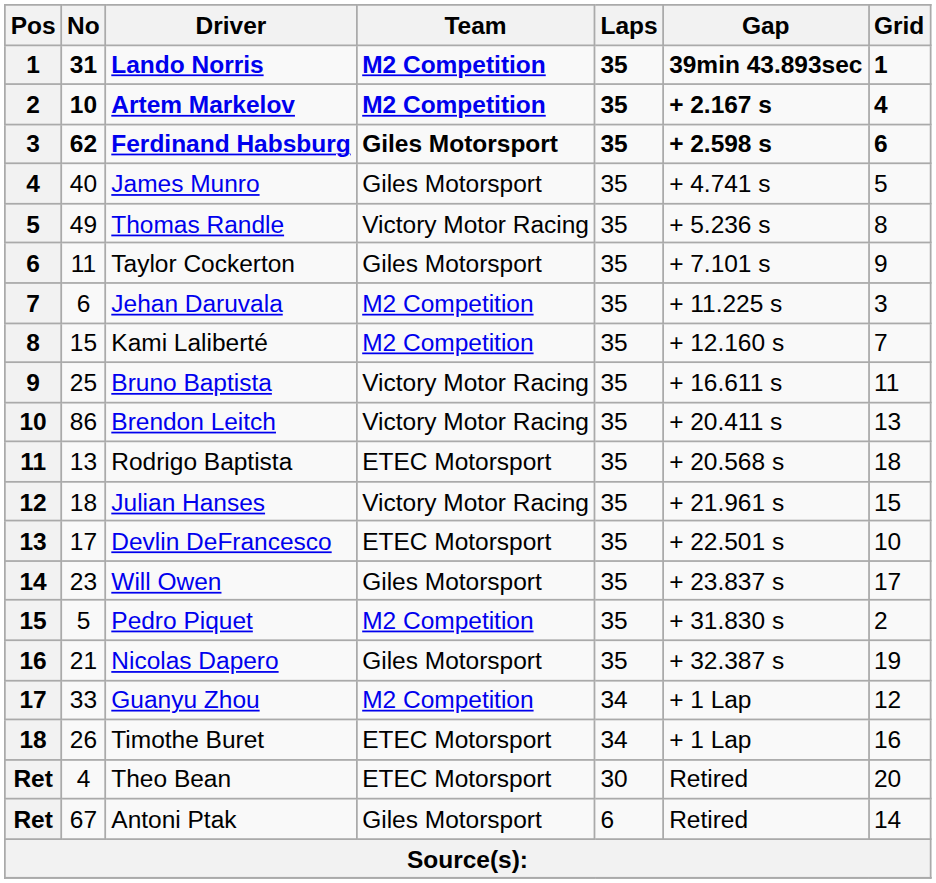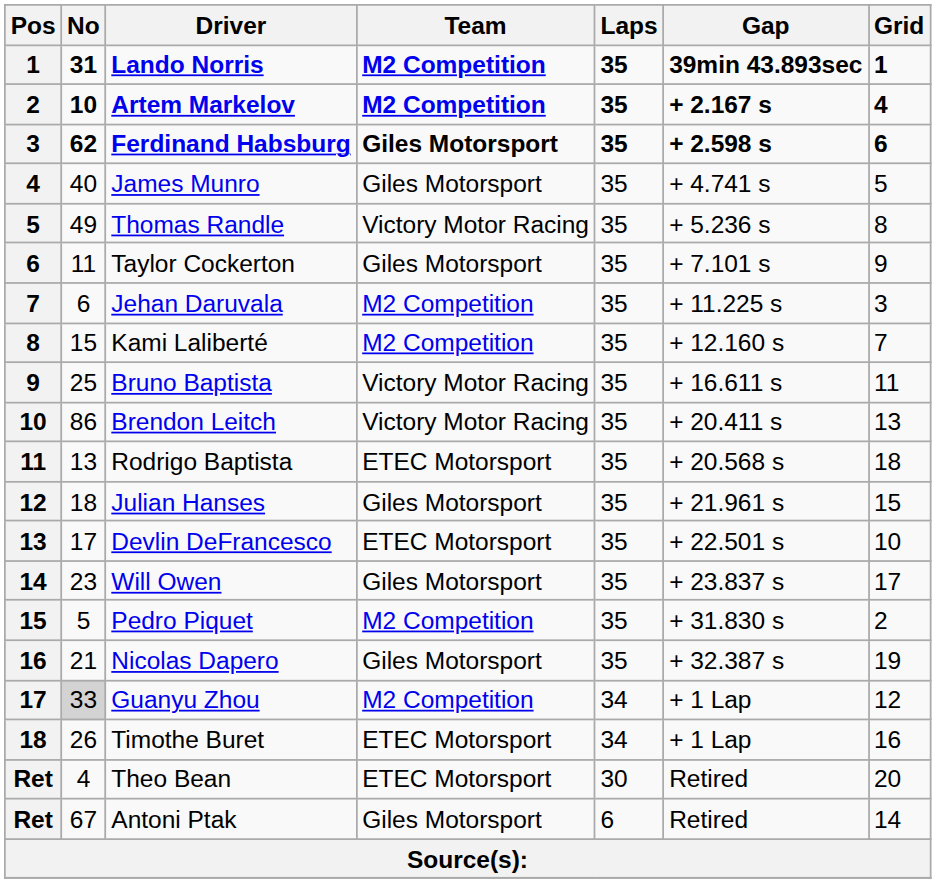(476, 501) Victory Motor Racing -> (452, 501) Giles Motorsport
(83, 700) no background -> (83, 700) lightgrey background
